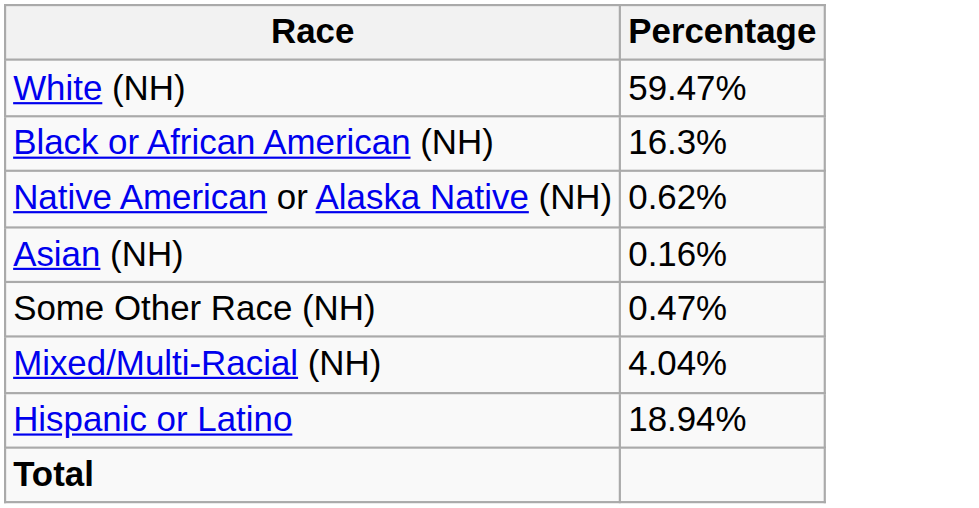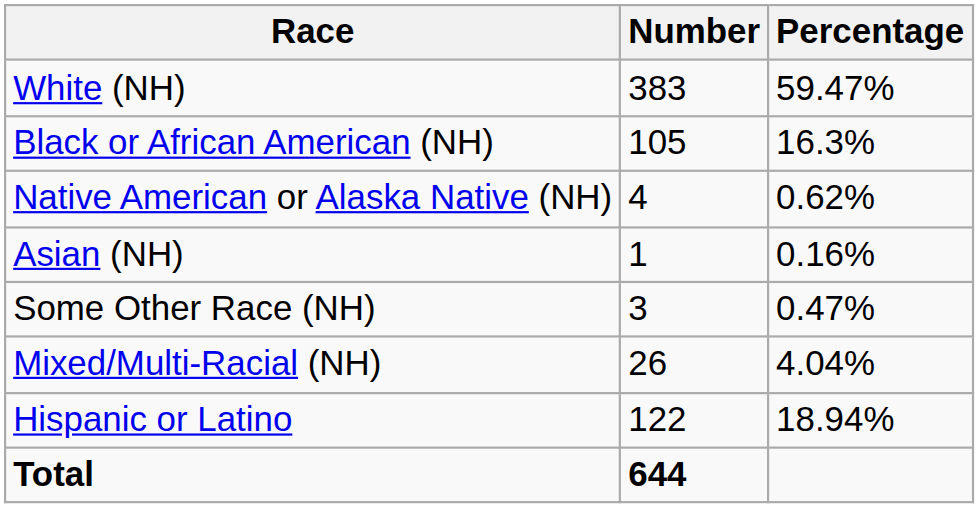+ column: (694, 32)
